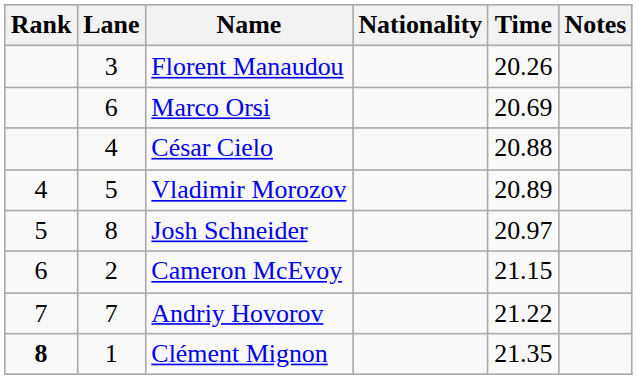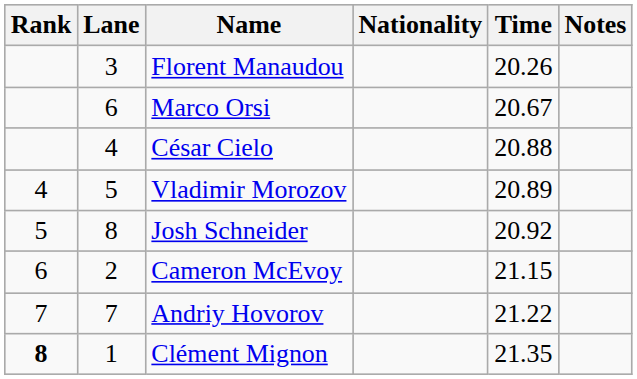(523, 107) 20.69 -> (523, 107) 20.67
(523, 230) 20.97 -> (523, 230) 20.92
